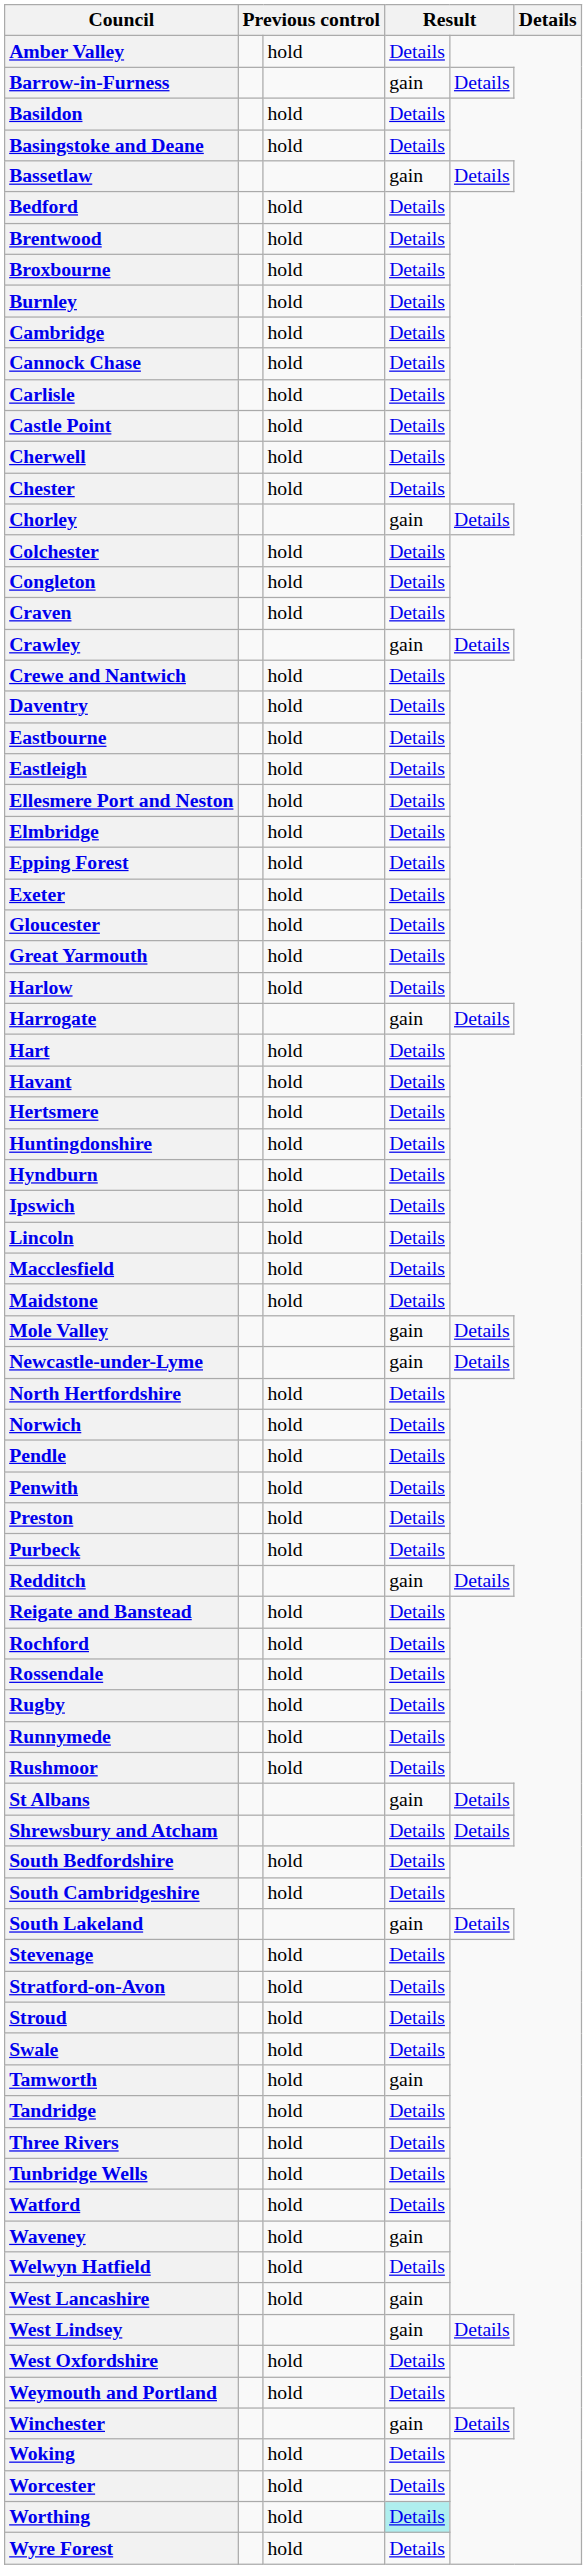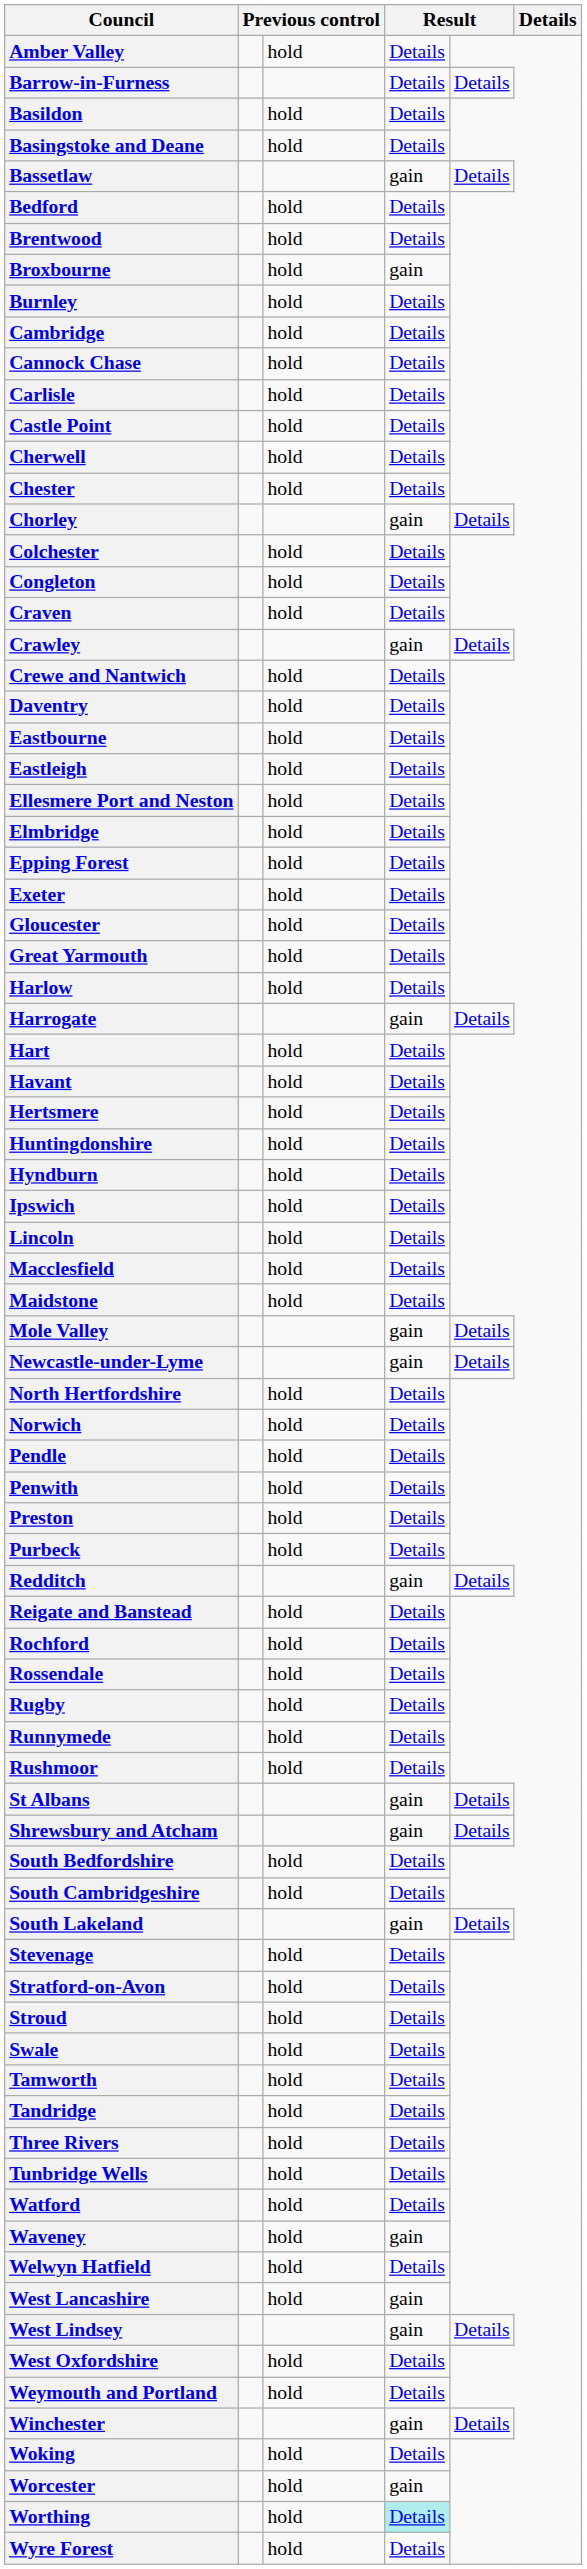(406, 82) gain -> (417, 82) Details
(417, 269) Details -> (406, 269) gain
(417, 1830) Details -> (406, 1830) gain
(406, 2080) gain -> (417, 2080) Details
(417, 2485) Details -> (406, 2485) gain
